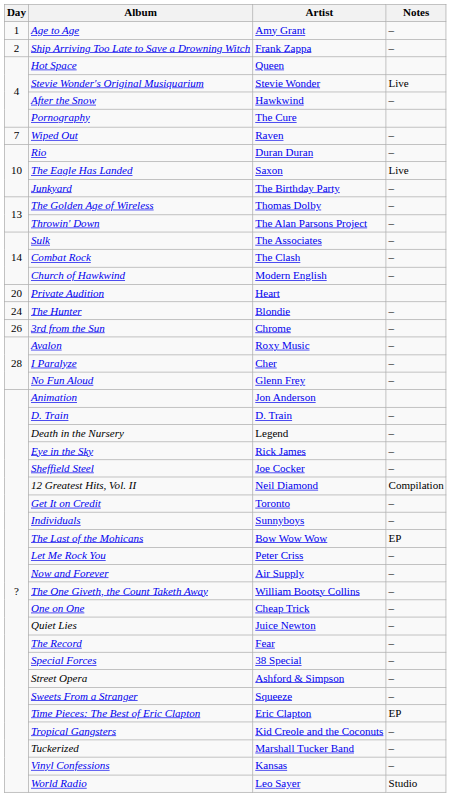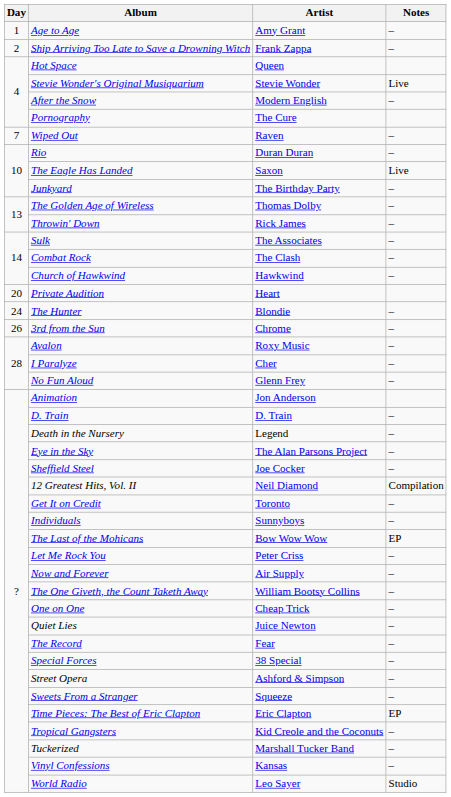(279, 100) Hawkwind -> (291, 100) Modern English
(311, 223) The Alan Parsons Project -> (281, 223) Rick James
(291, 275) Modern English -> (279, 275) Hawkwind
(281, 450) Rick James -> (311, 450) The Alan Parsons Project
